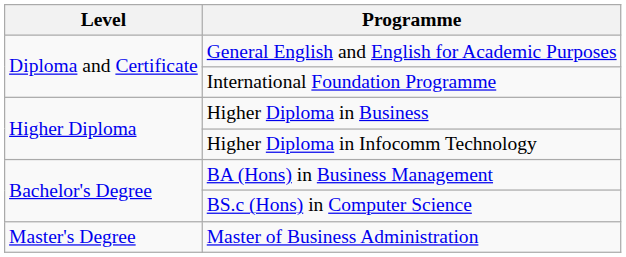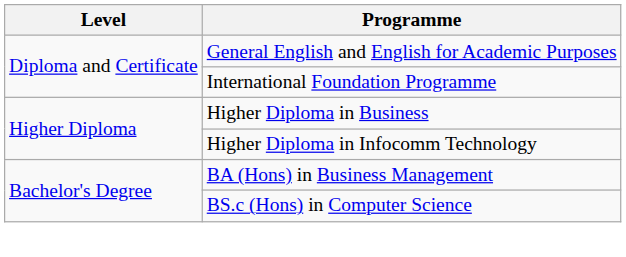- row: (343, 236)
